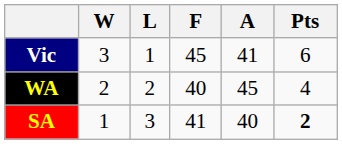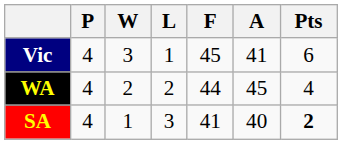+ column: (88, 21)
(196, 88) 40 -> (210, 88) 44
